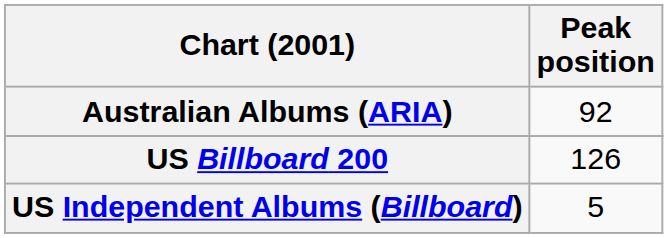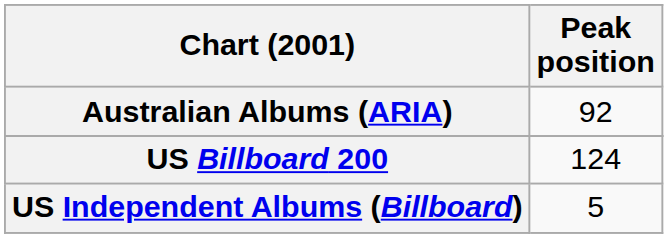(596, 159) 126 -> (596, 159) 124
